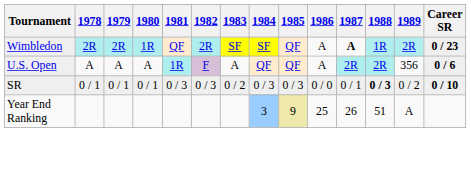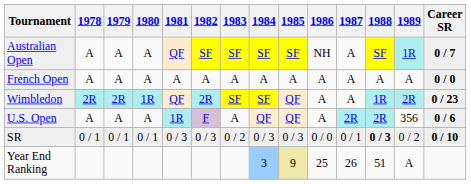+ row: (32, 53)
+ row: (38, 79)
(351, 46) bold -> (351, 98) normal
